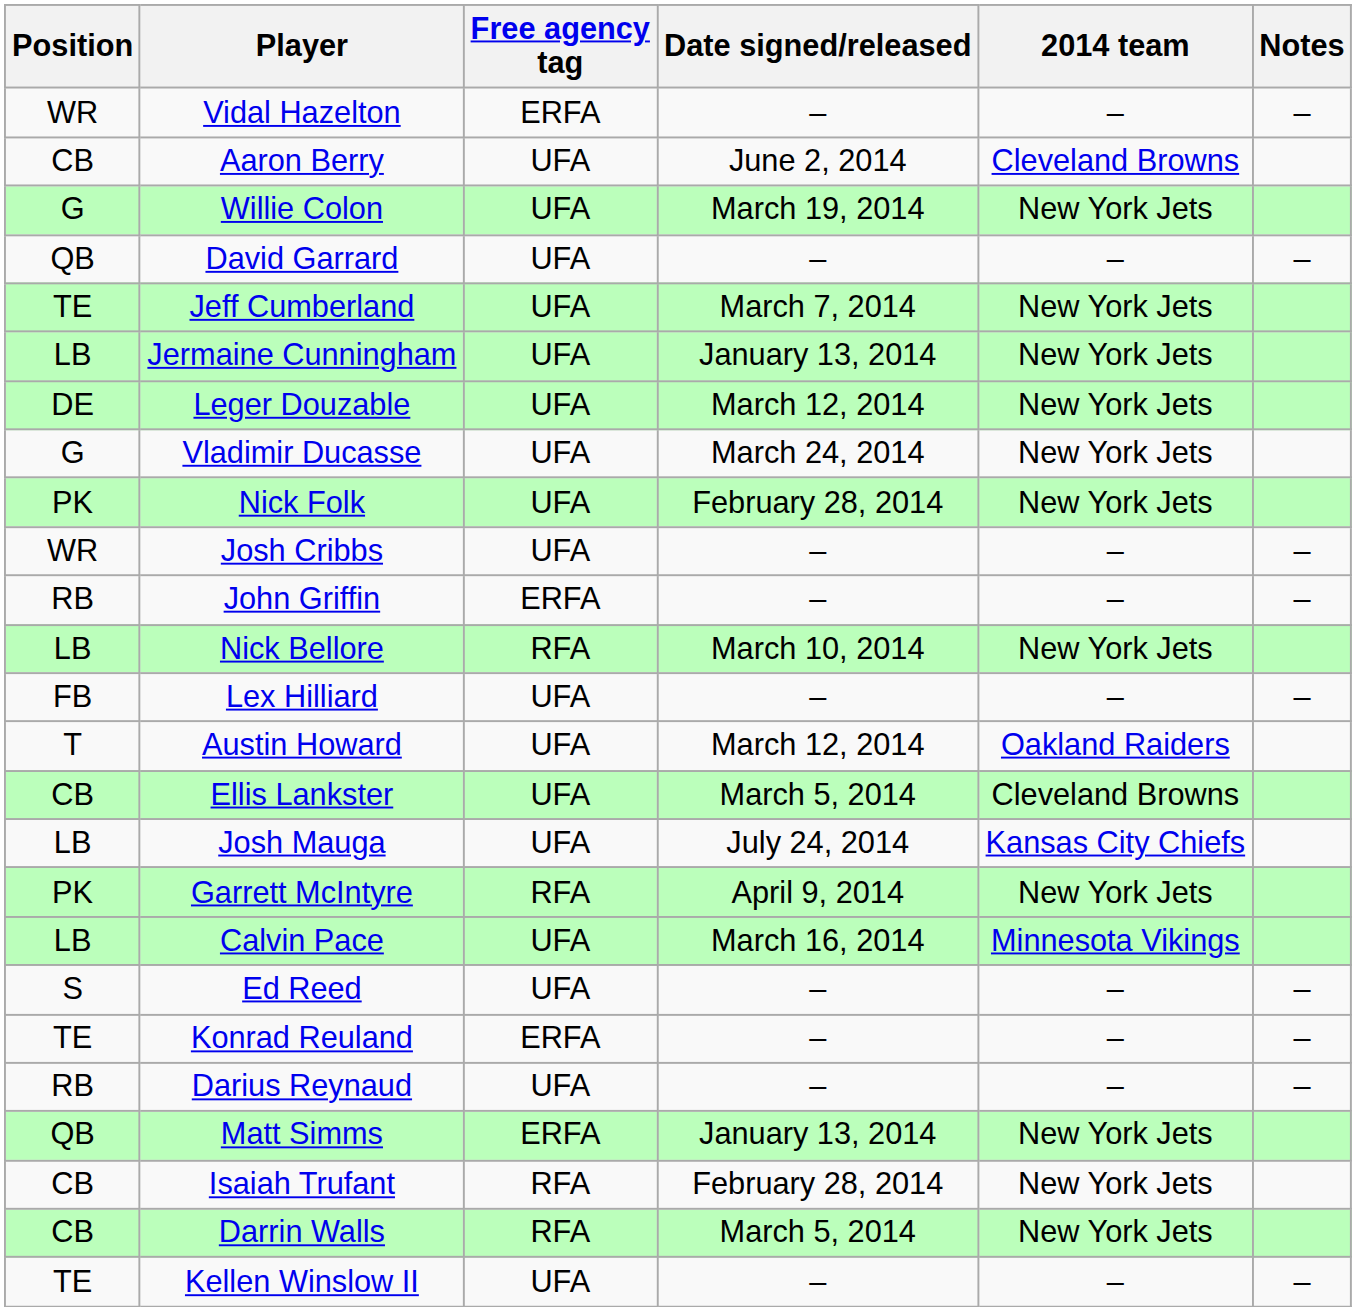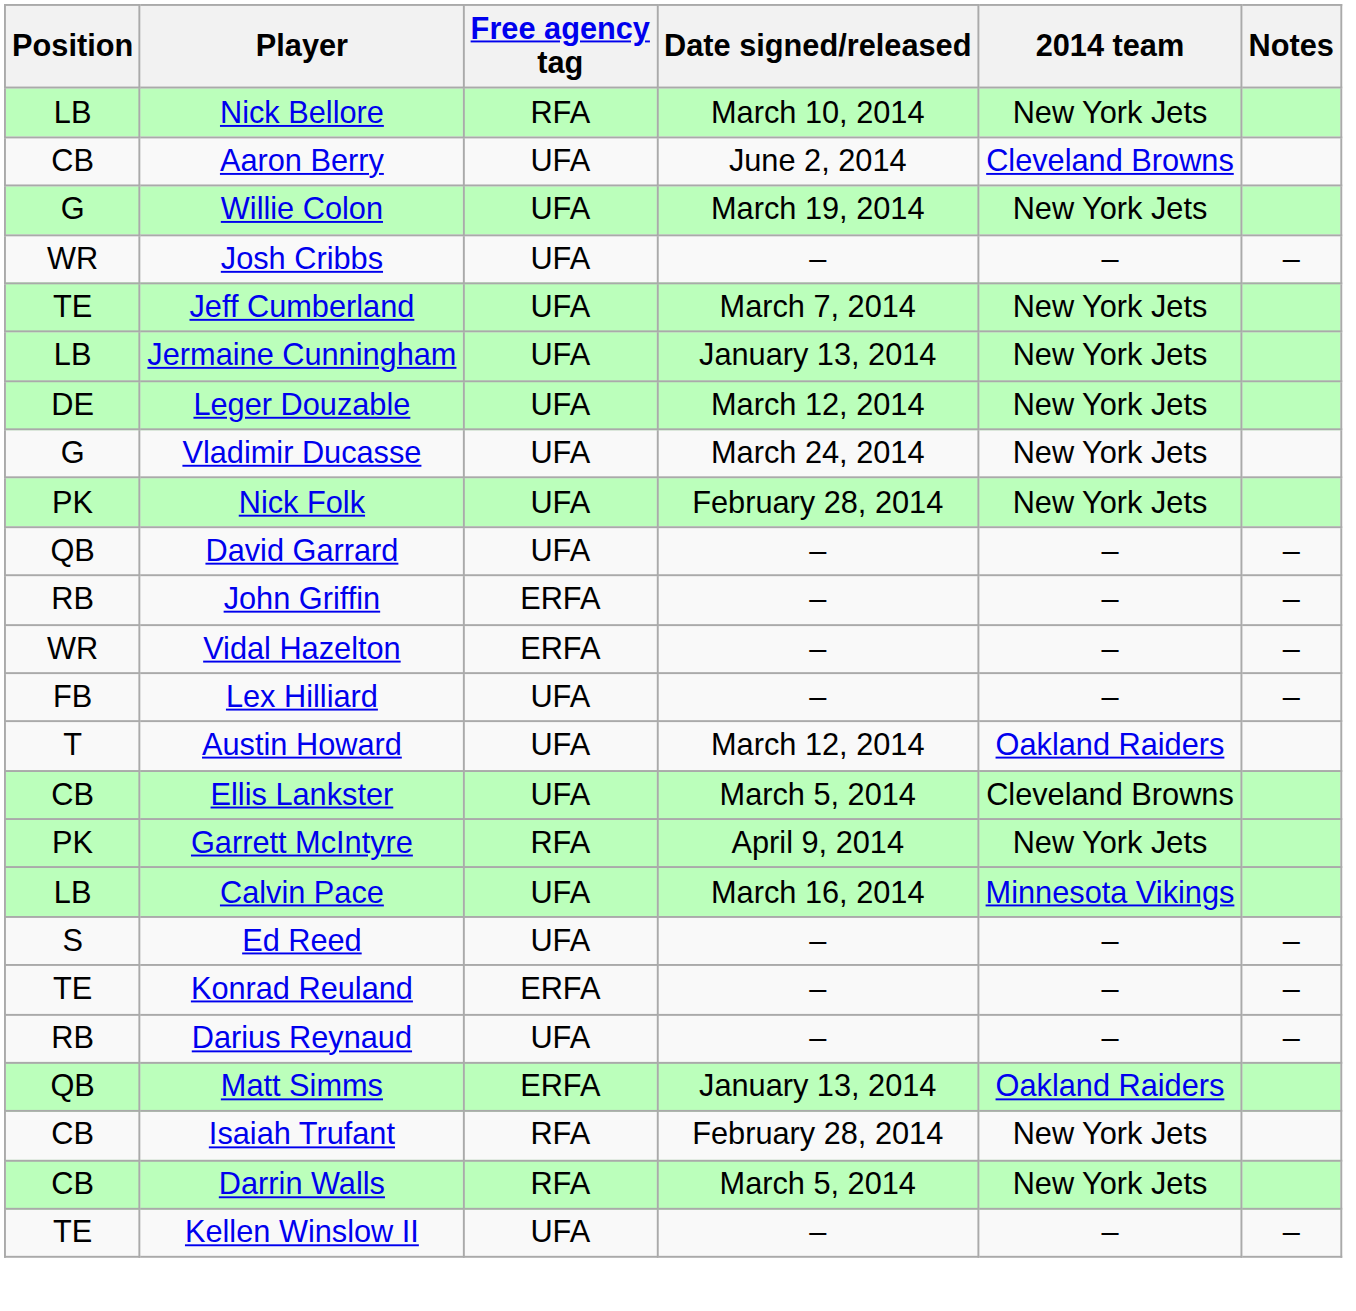rows swapped: (302, 648) <-> (302, 112)
rows swapped: (302, 550) <-> (302, 258)
- row: (302, 842)
(1115, 1135) New York Jets -> (1110, 1086) Oakland Raiders
